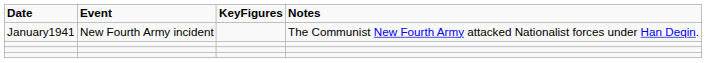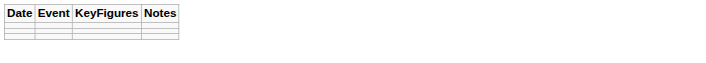- row: (41, 32)
